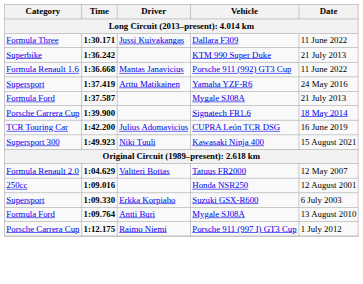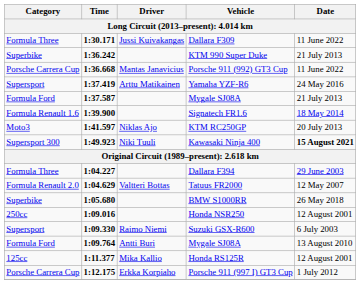(43, 70) Formula Renault 1.6 -> (43, 70) Porsche Carrera Cup
(43, 113) Porsche Carrera Cup -> (43, 113) Formula Renault 1.6
+ row: (99, 128)
- row: (99, 128)
(329, 142) normal -> (325, 142) bold
+ row: (99, 171)
+ row: (99, 200)
(147, 200) Erkka Korpiaho -> (143, 229) Raimo Niemi
+ row: (99, 258)
(143, 229) Raimo Niemi -> (147, 272) Erkka Korpiaho
